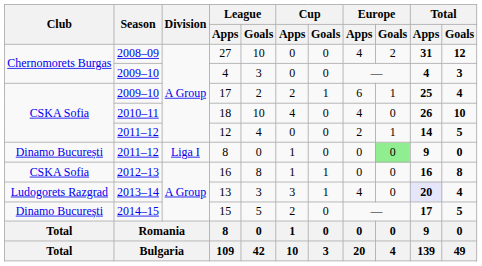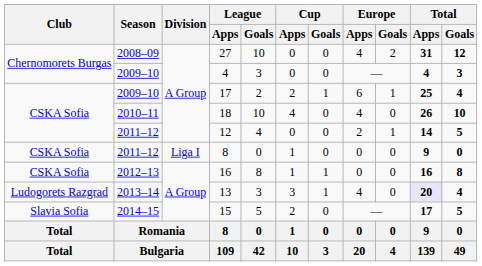(59, 152) Dinamo București -> (59, 152) CSKA Sofia
(393, 152) lightgreen background -> (393, 152) no background
(59, 211) Dinamo București -> (59, 211) Slavia Sofia
